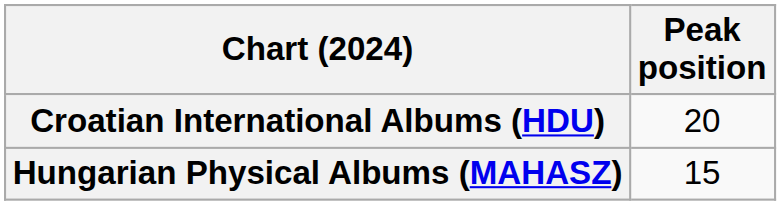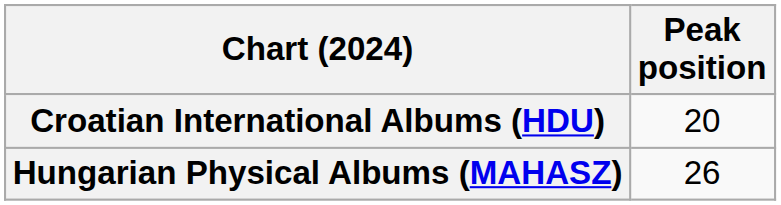(702, 173) 15 -> (702, 173) 26
